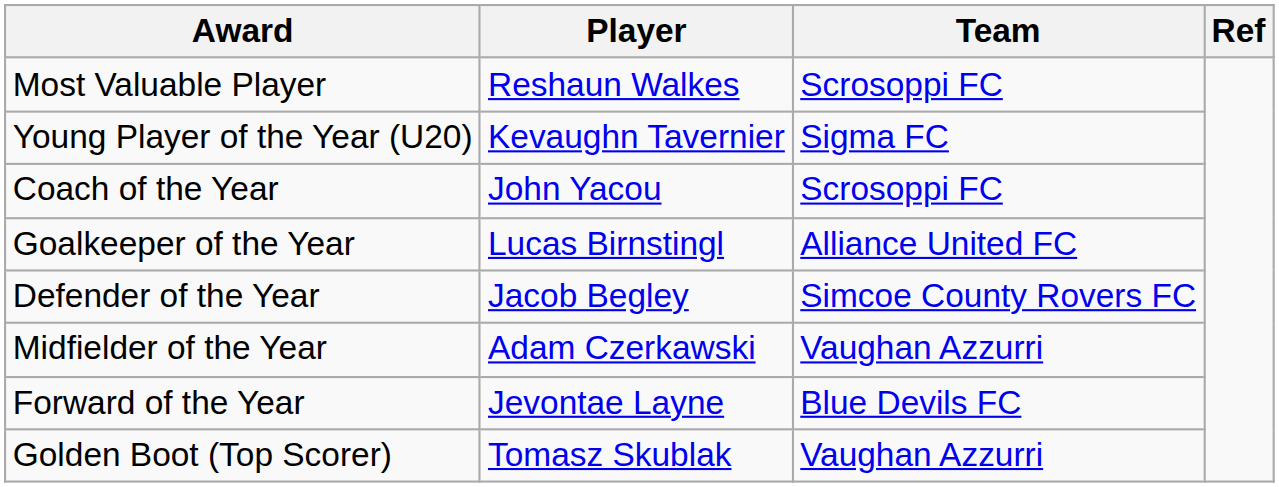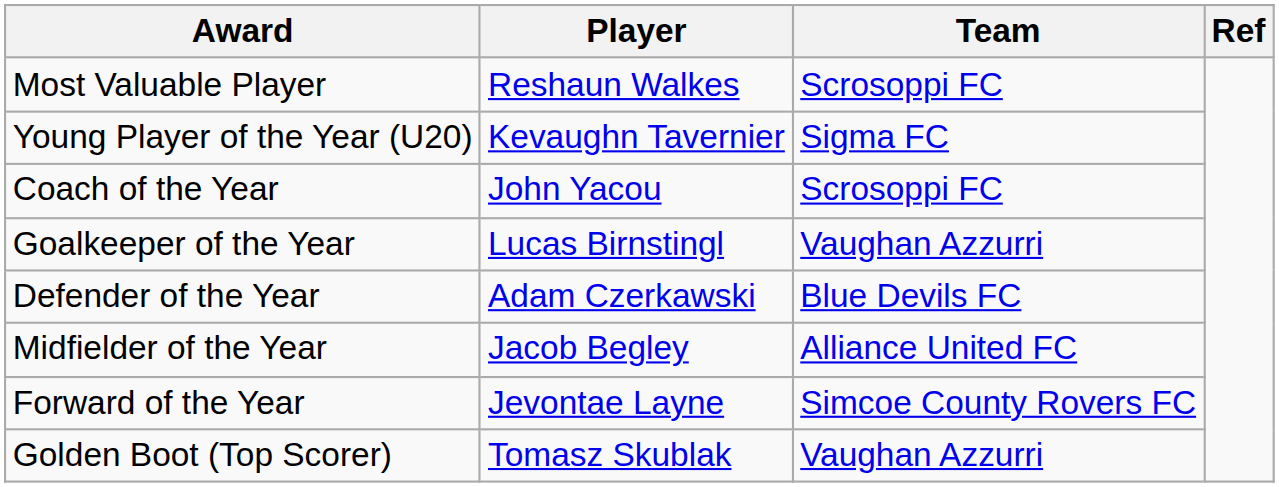(939, 243) Alliance United FC -> (922, 243) Vaughan Azzurri
(588, 296) Jacob Begley -> (622, 296) Adam Czerkawski
(998, 296) Simcoe County Rovers FC -> (911, 296) Blue Devils FC
(622, 349) Adam Czerkawski -> (588, 349) Jacob Begley
(922, 349) Vaughan Azzurri -> (939, 349) Alliance United FC
(911, 402) Blue Devils FC -> (998, 402) Simcoe County Rovers FC
